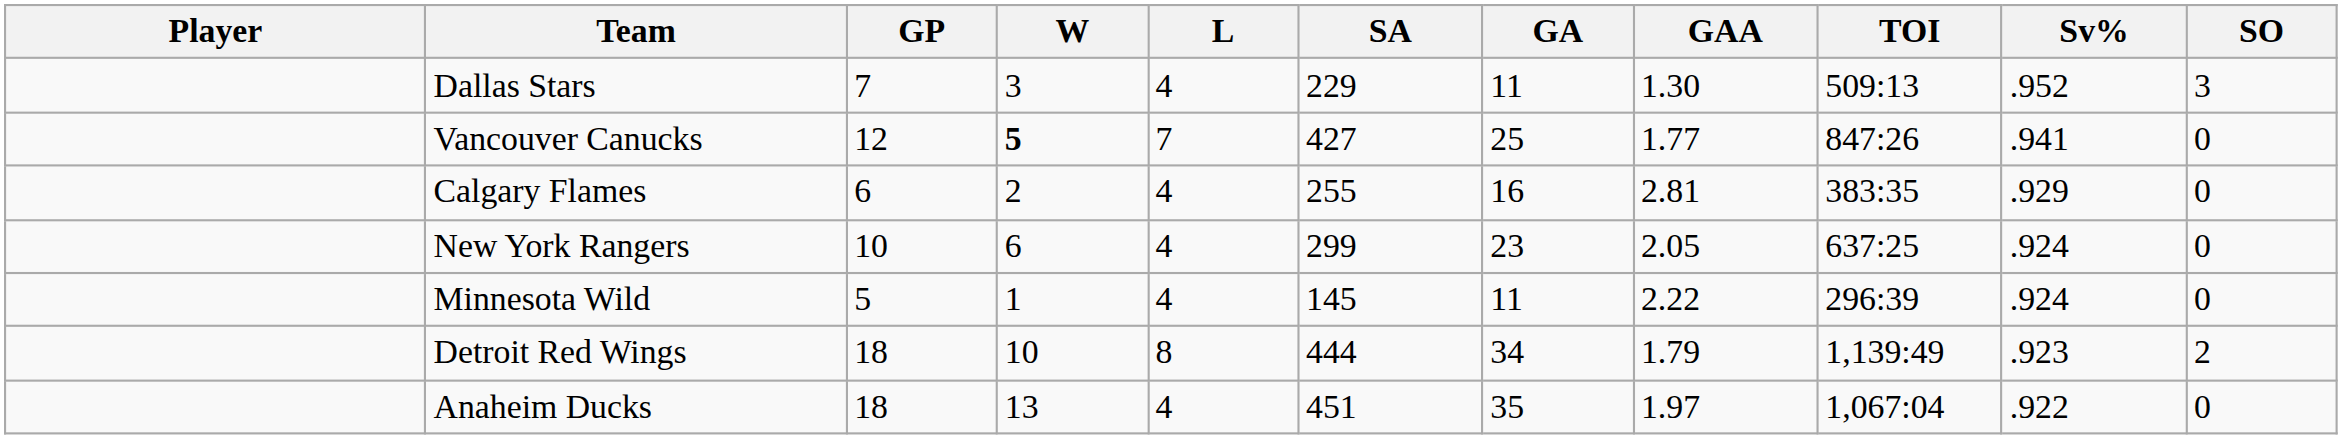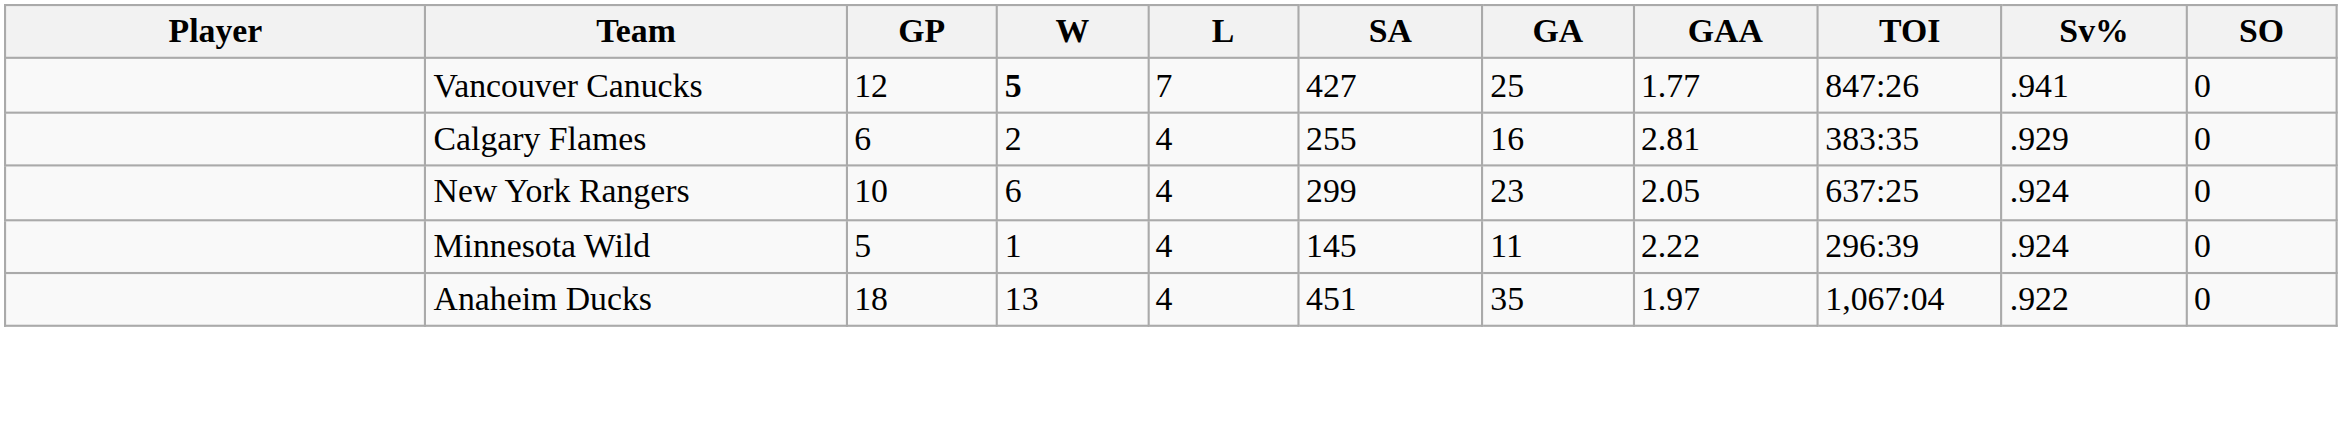- row: (515, 84)
- row: (560, 352)
